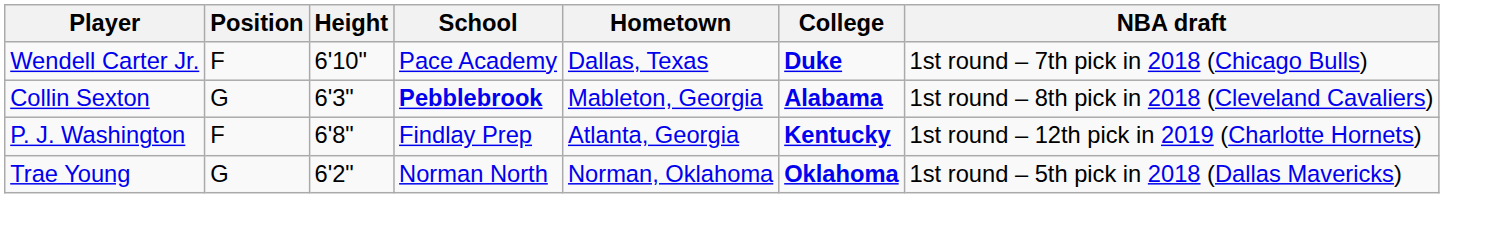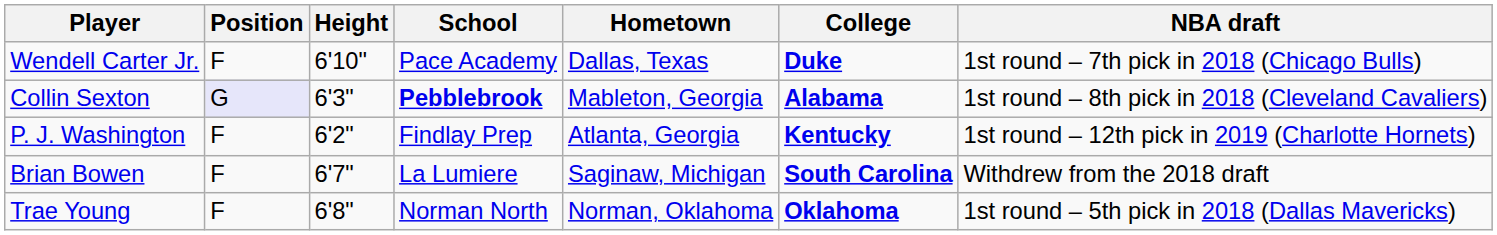(219, 98) no background -> (219, 98) lavender background
(334, 135) 6'8" -> (334, 135) 6'2"
+ row: (77, 173)
(219, 173) G -> (217, 211) F
(334, 173) 6'2" -> (334, 211) 6'8"
